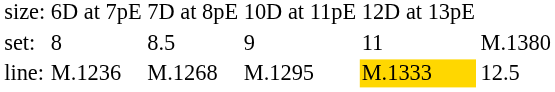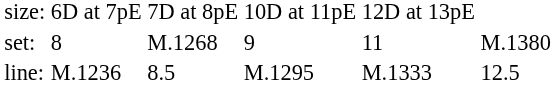(161, 42) 8.5 -> (182, 42) M.1268
(182, 73) M.1268 -> (161, 73) 8.5
(397, 73) gold background -> (397, 73) no background
